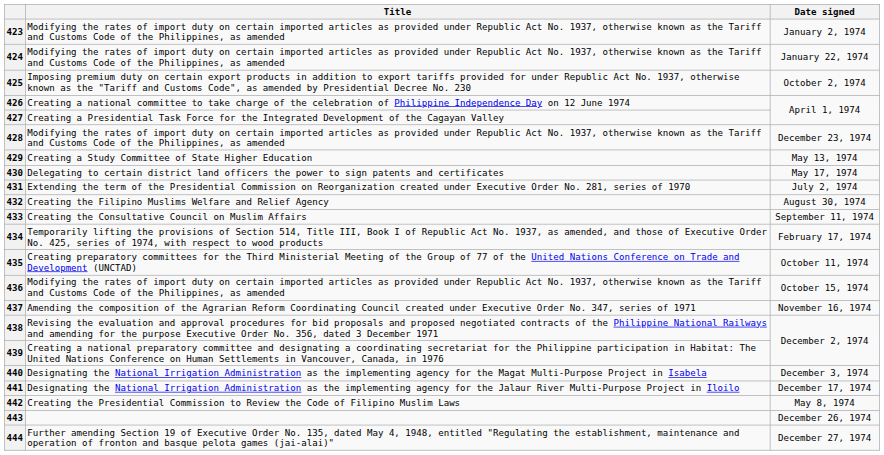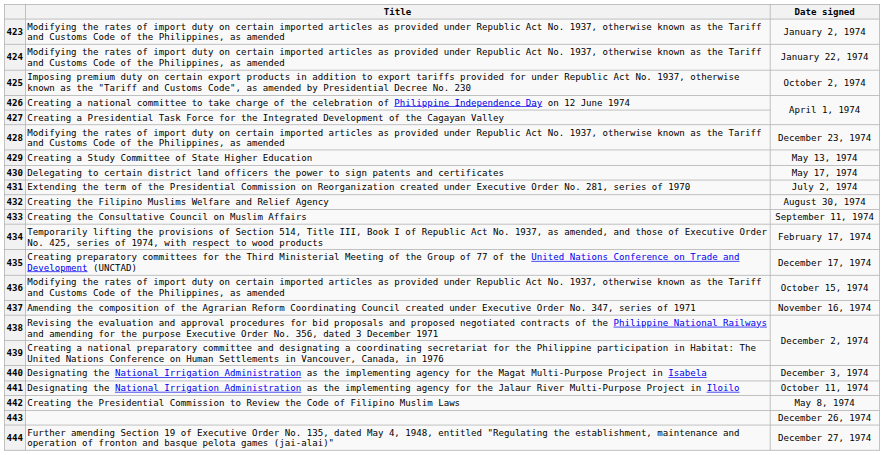(825, 262) October 11, 1974 -> (825, 262) December 17, 1974
(825, 388) December 17, 1974 -> (825, 388) October 11, 1974
